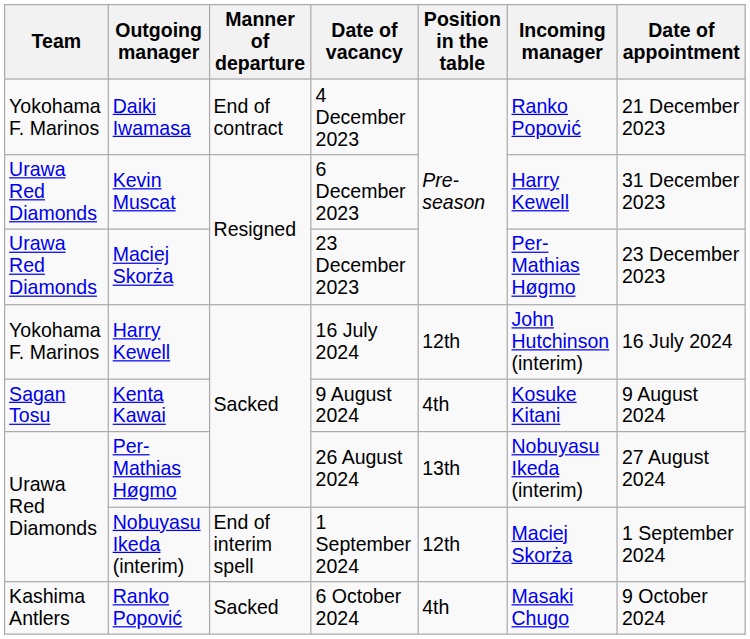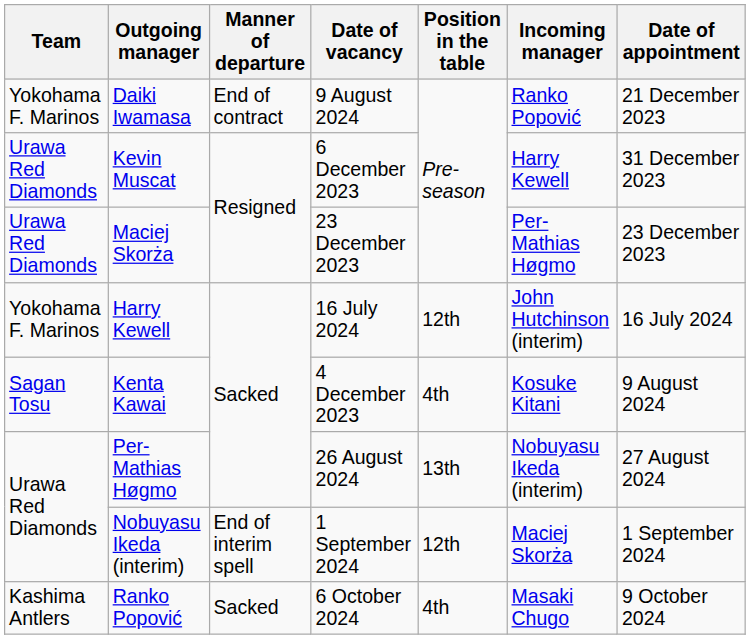(361, 116) 4 December 2023 -> (354, 105) 9 August 2024
(354, 405) 9 August 2024 -> (361, 394) 4 December 2023
